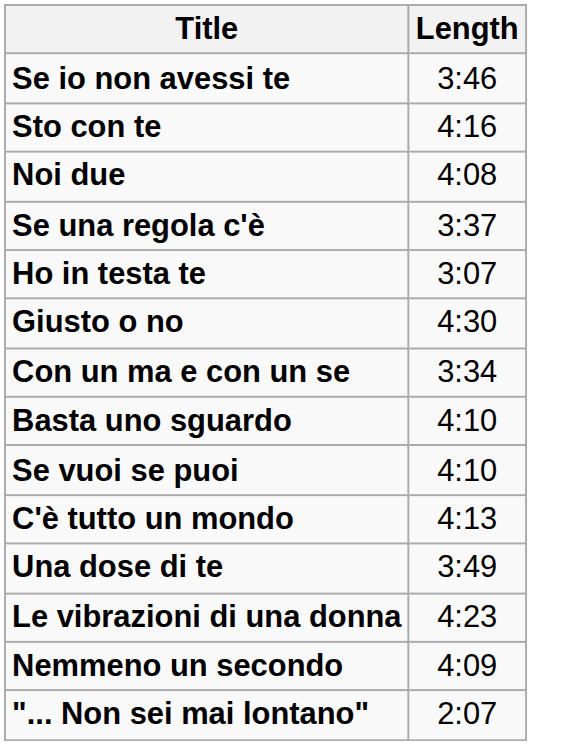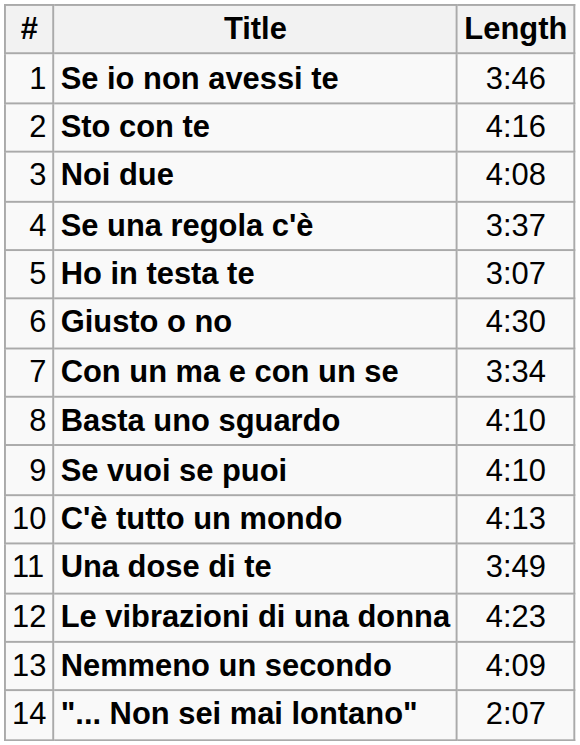+ column: (29, 28)
